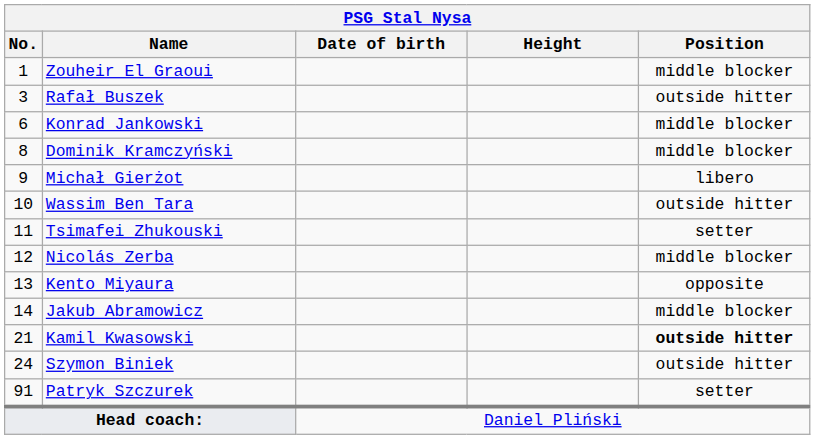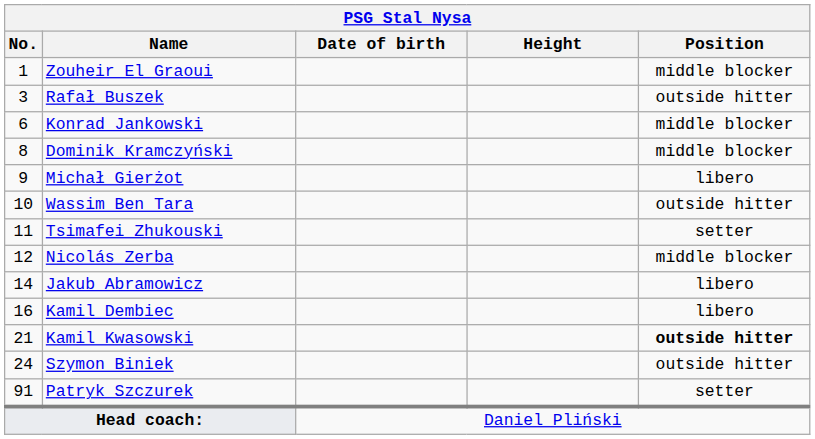- row: (110, 285)
(724, 312) middle blocker -> (724, 285) libero
+ row: (110, 312)
